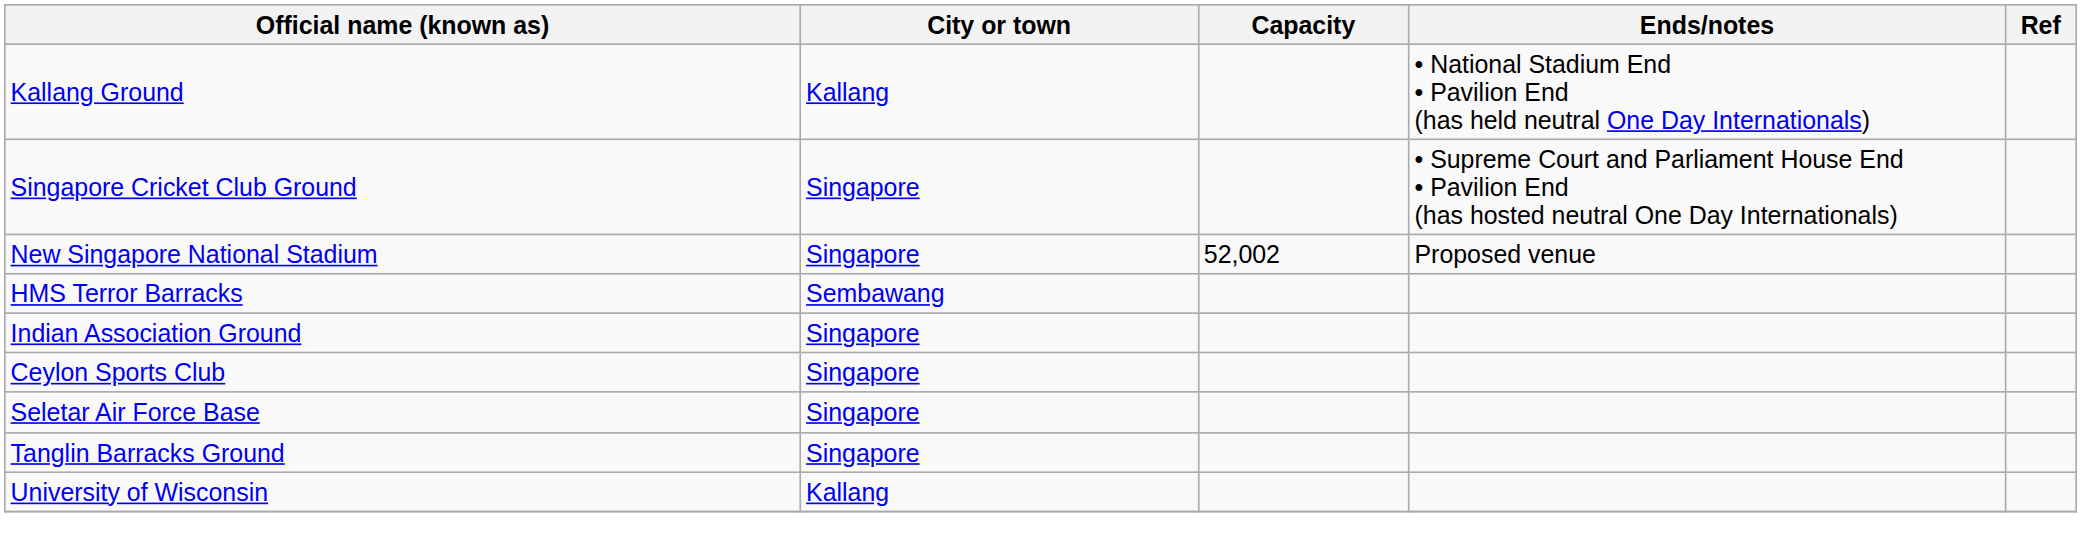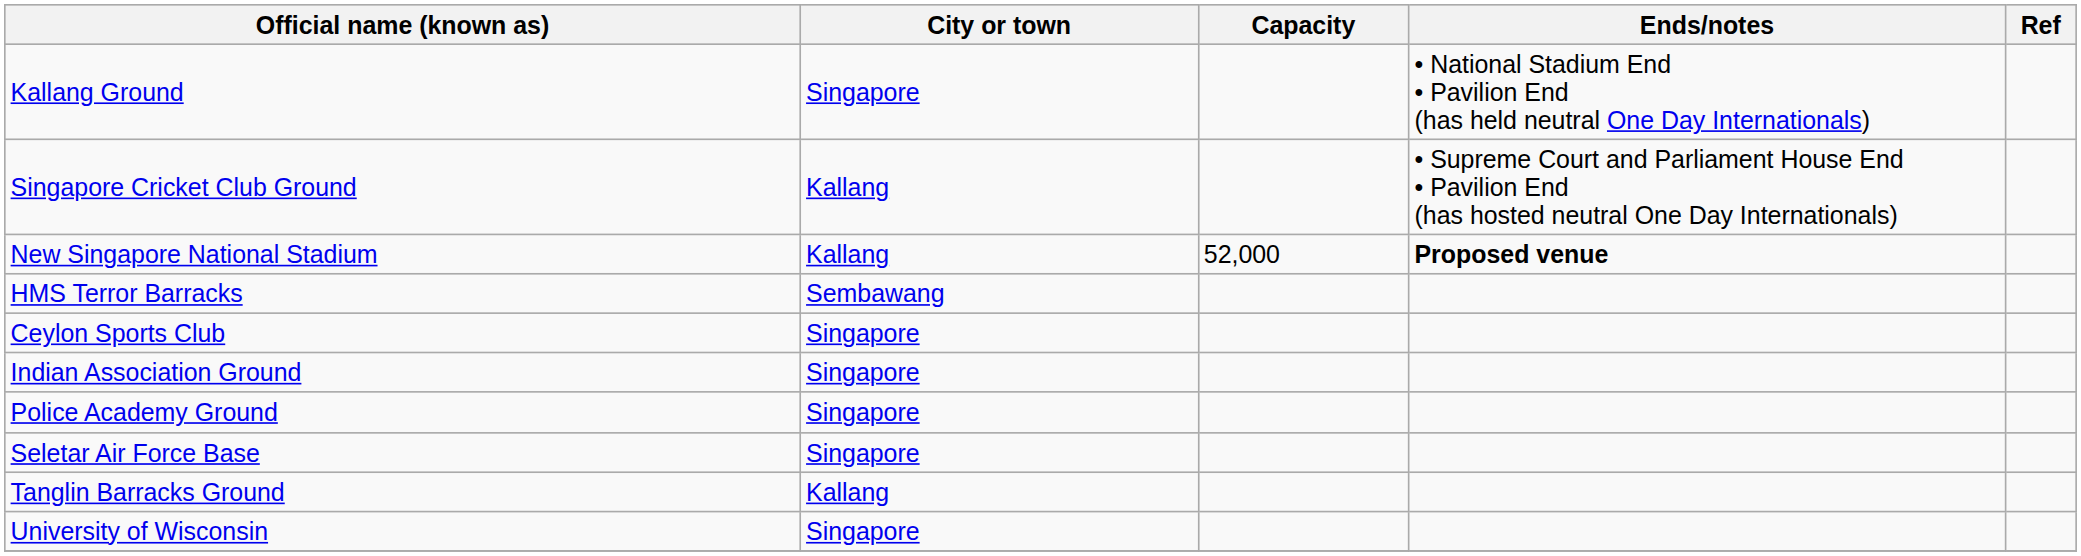(848, 92) Kallang -> (863, 92) Singapore
(863, 187) Singapore -> (848, 187) Kallang
(863, 255) Singapore -> (848, 255) Kallang
(1242, 255) 52,002 -> (1242, 255) 52,000
(1505, 255) normal -> (1511, 255) bold
rows swapped: (118, 373) <-> (156, 334)
+ row: (144, 412)
(863, 452) Singapore -> (848, 491) Kallang
(848, 491) Kallang -> (863, 531) Singapore
